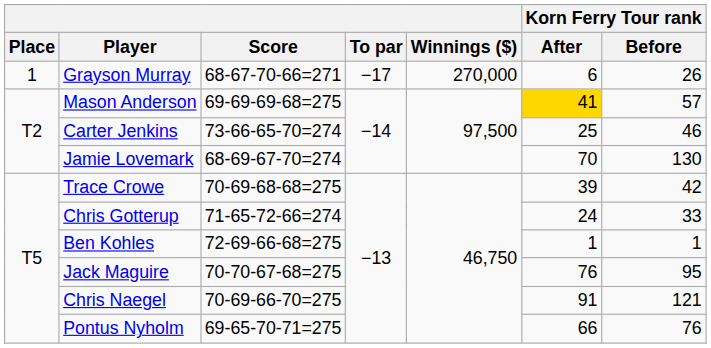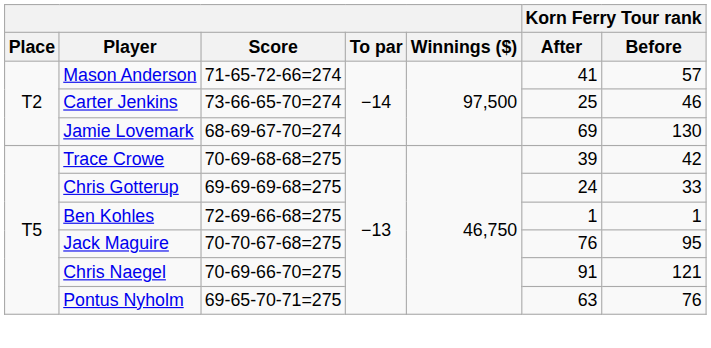- row: (127, 74)
(273, 103) 69-69-69-68=275 -> (273, 74) 71-65-72-66=274
(588, 103) gold background -> (588, 74) no background
(588, 159) 70 -> (588, 131) 69
(273, 215) 71-65-72-66=274 -> (273, 187) 69-69-69-68=275
(588, 328) 66 -> (588, 300) 63
